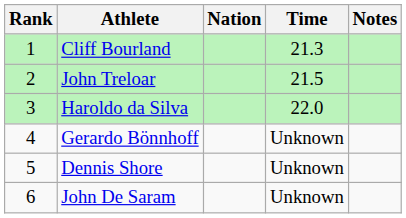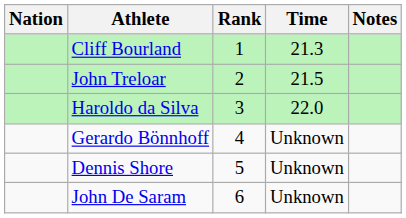columns swapped: (31, 19) <-> (234, 19)
